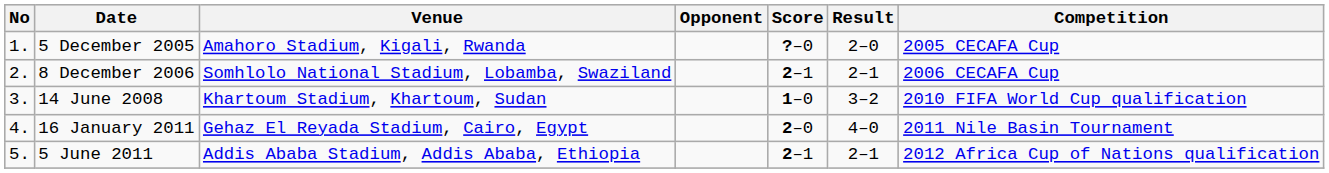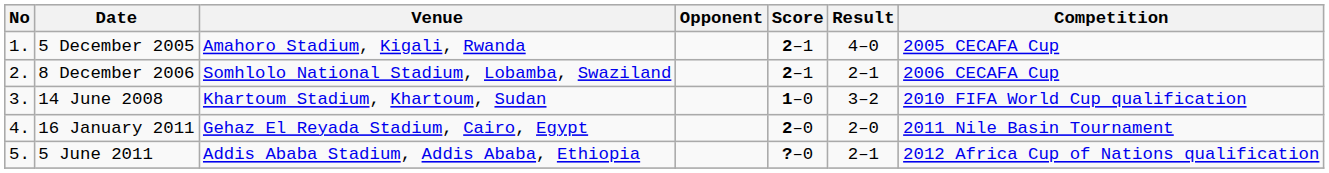(798, 46) ?–0 -> (798, 46) 2–1
(863, 46) 2–0 -> (863, 46) 4–0
(863, 128) 4–0 -> (863, 128) 2–0
(798, 155) 2–1 -> (798, 155) ?–0
